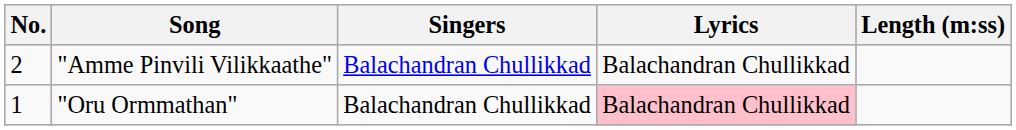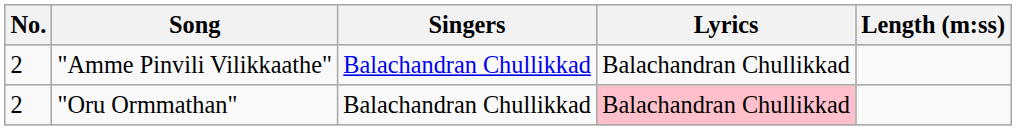(17, 104) 1 -> (17, 104) 2
